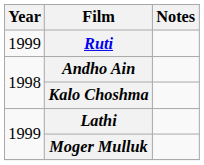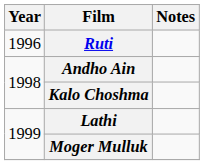(25, 43) 1999 -> (25, 43) 1996
